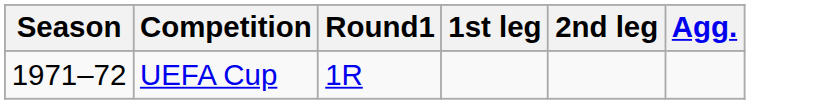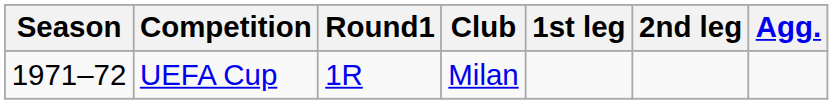+ column: (484, 27)
